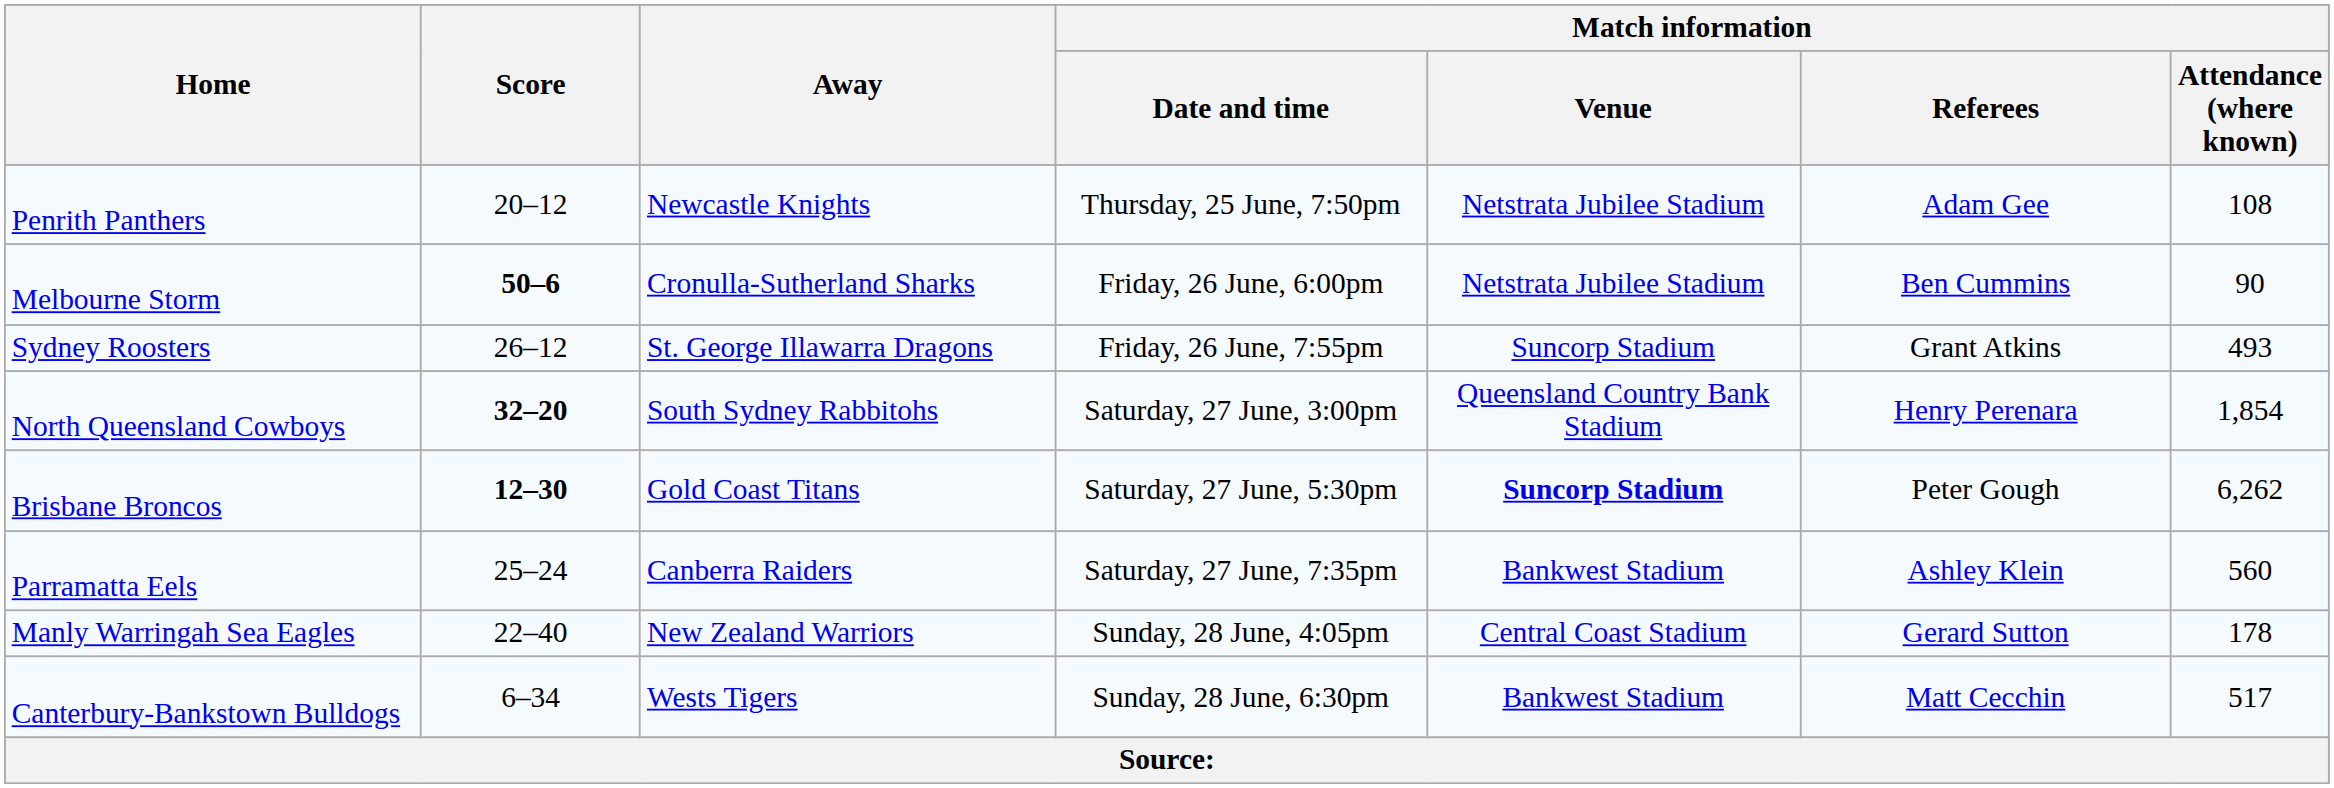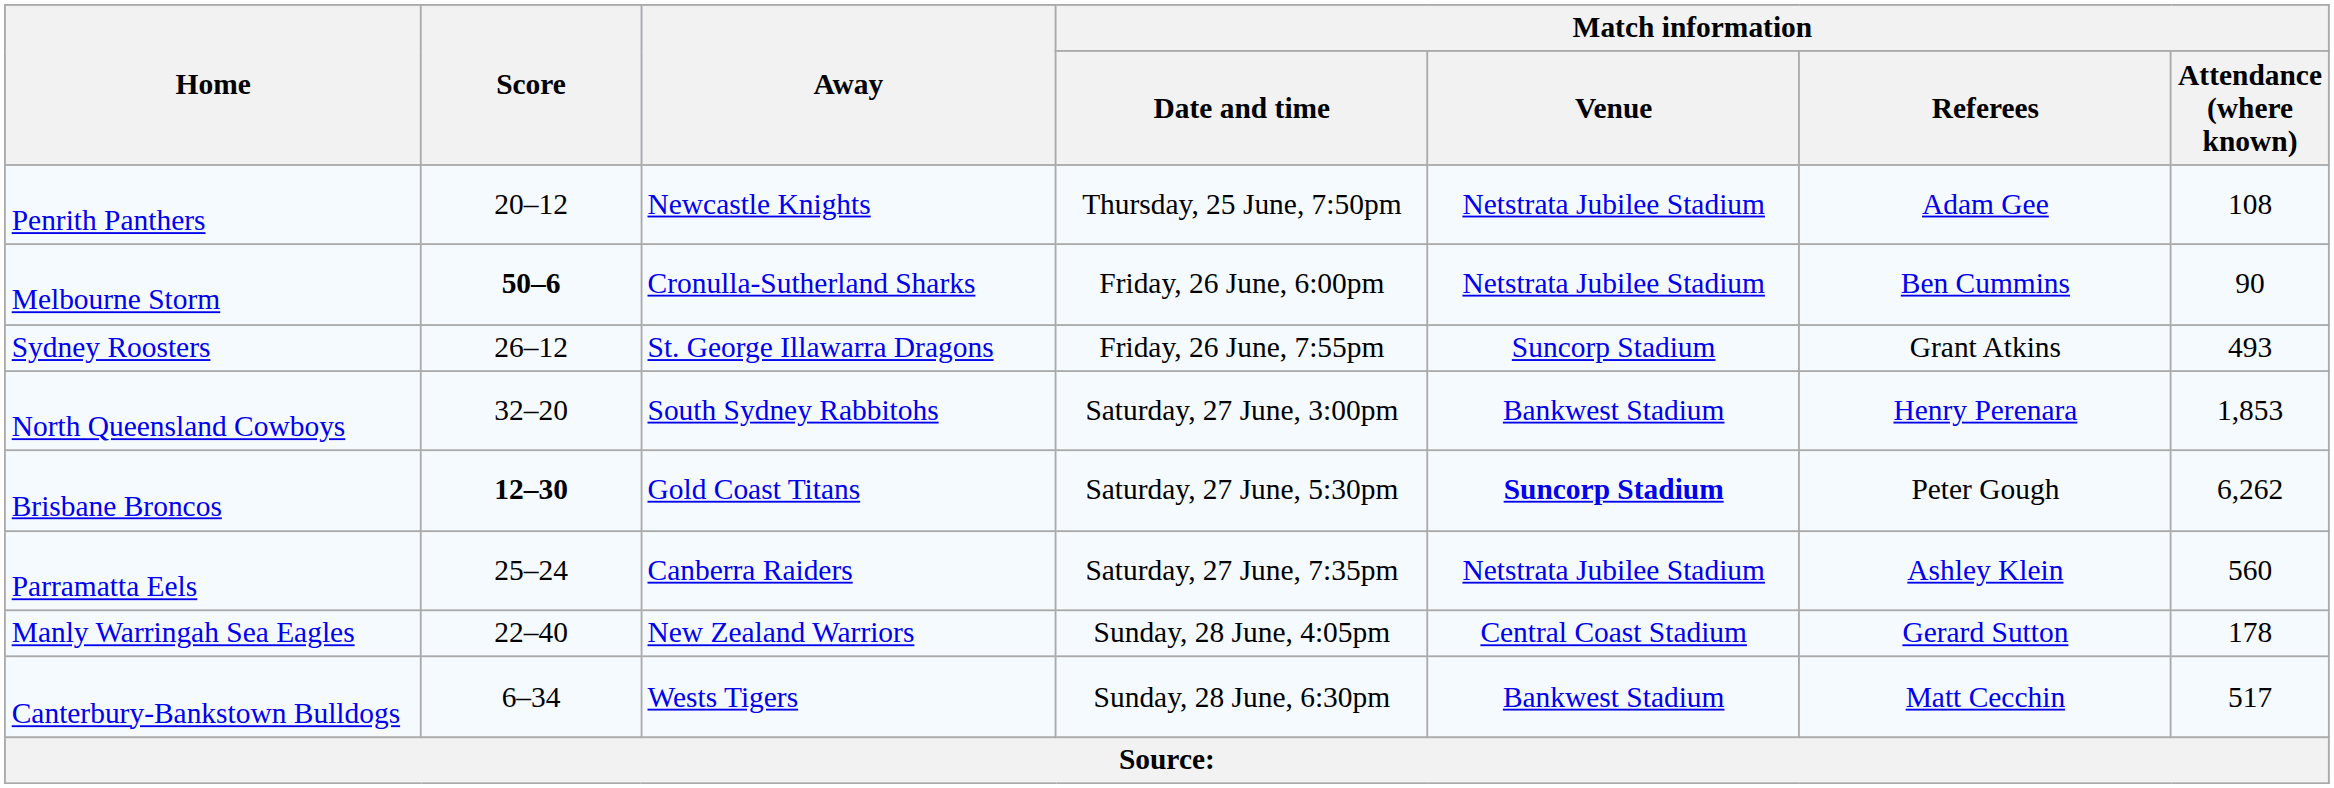(531, 410) bold -> (531, 410) normal
(1613, 410) Queensland Country Bank Stadium -> (1614, 410) Bankwest Stadium
(2250, 410) 1,854 -> (2250, 410) 1,853
(1613, 569) Bankwest Stadium -> (1614, 569) Netstrata Jubilee Stadium
